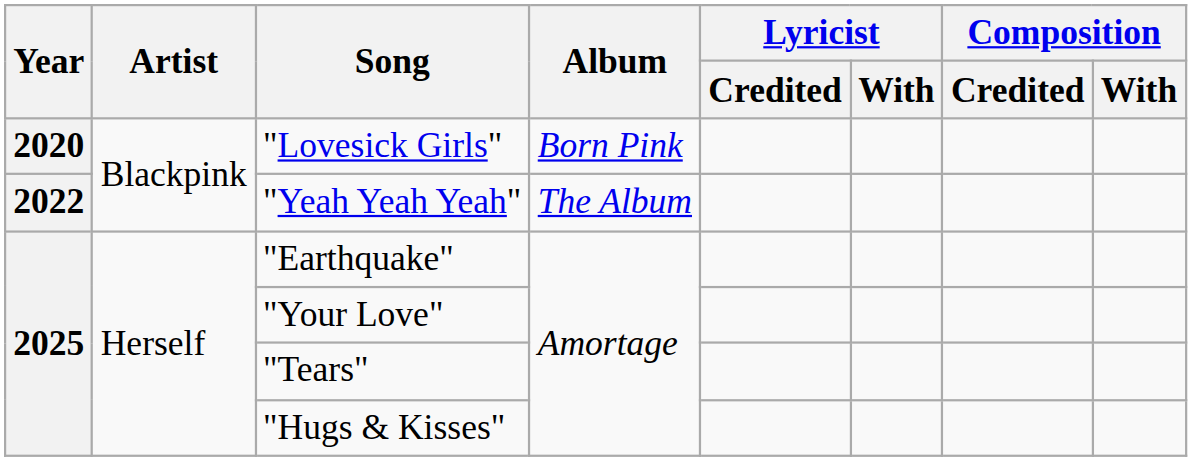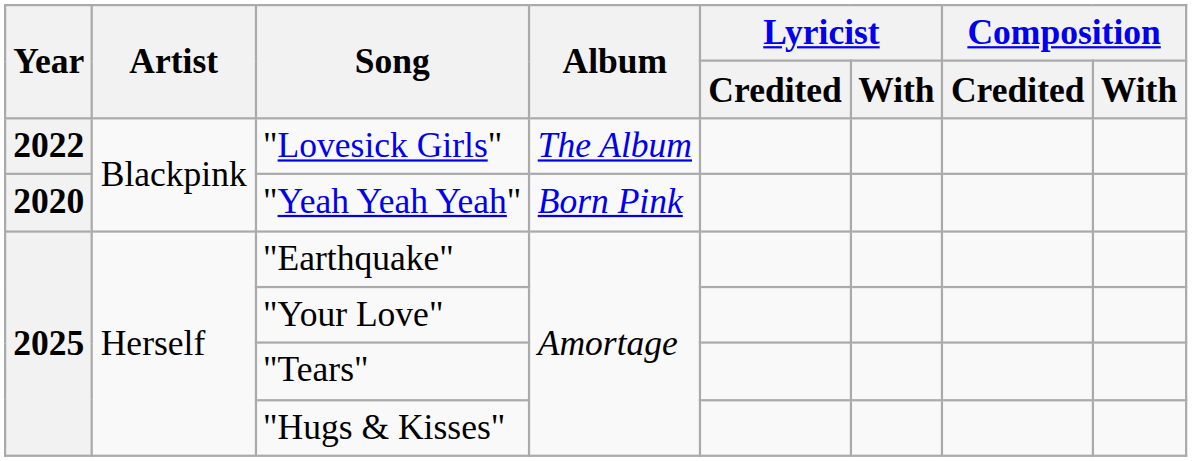(49, 145) 2020 -> (49, 145) 2022
(610, 145) Born Pink -> (615, 145) The Album
(49, 201) 2022 -> (49, 201) 2020
(615, 201) The Album -> (610, 201) Born Pink
